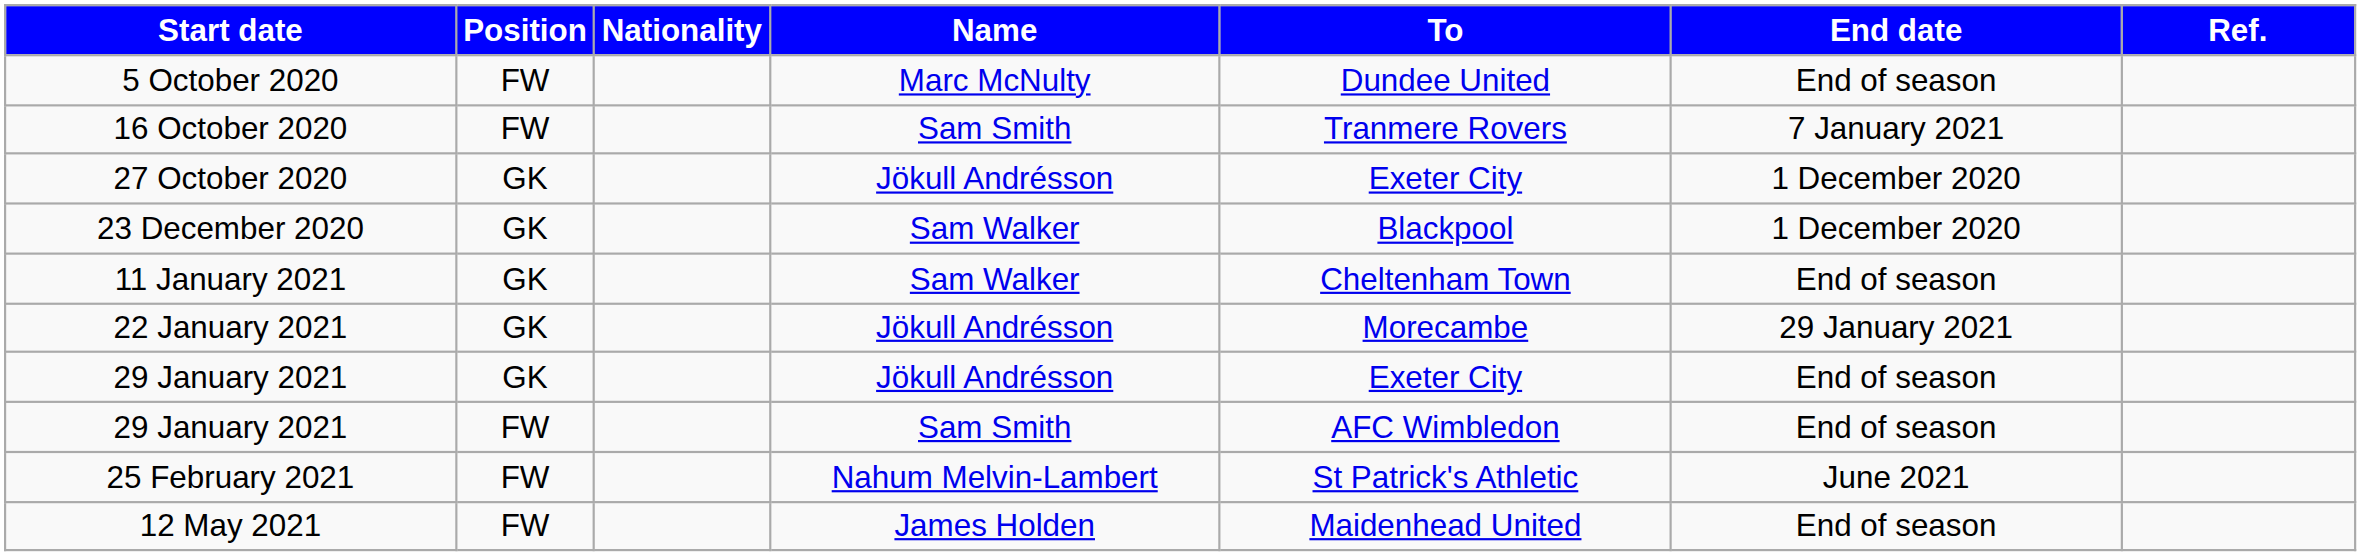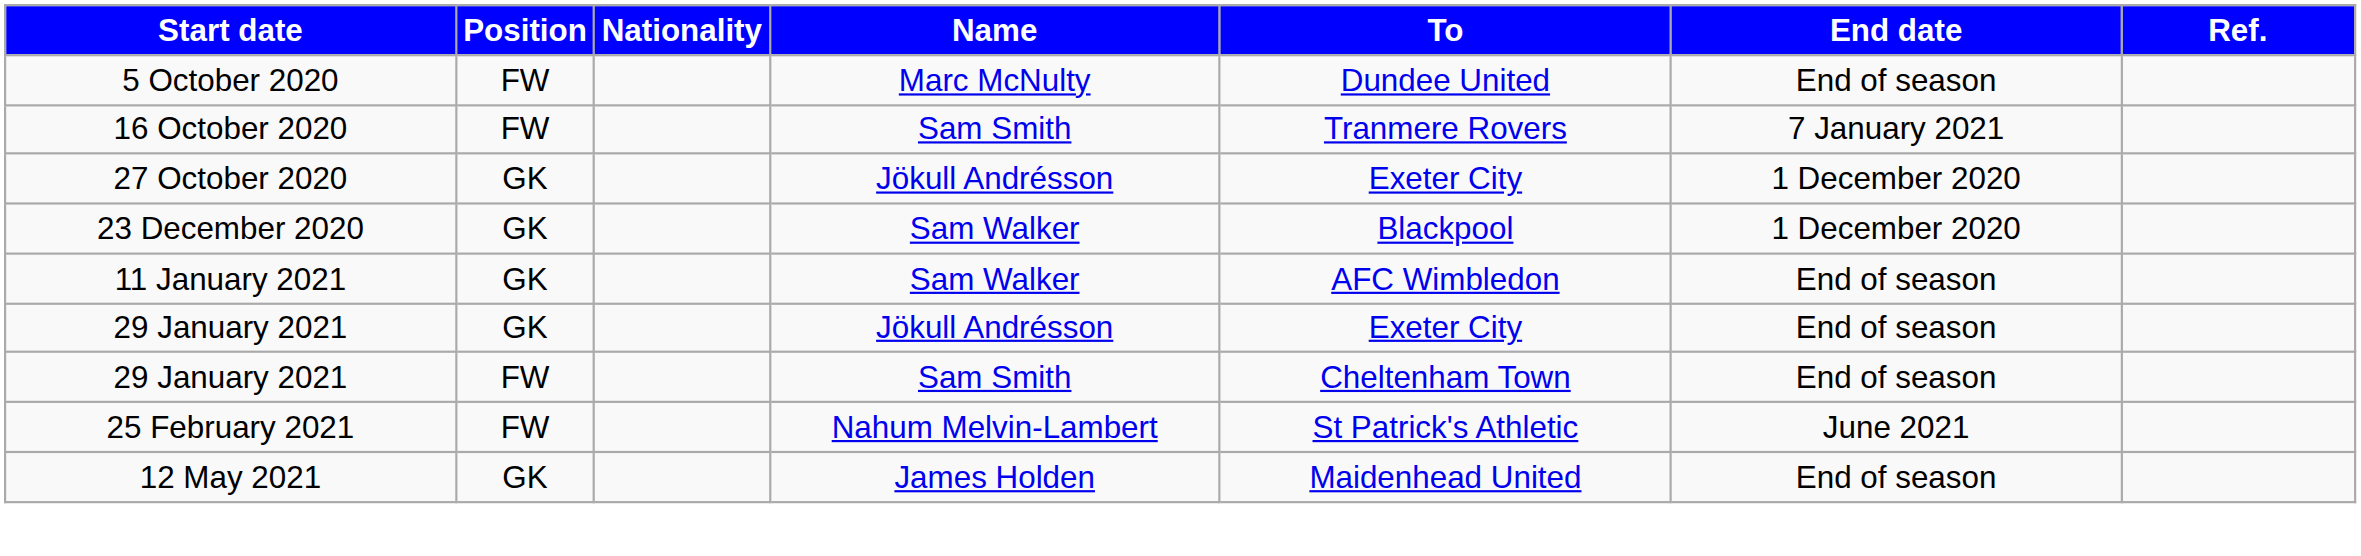(1445, 278) Cheltenham Town -> (1445, 278) AFC Wimbledon
- row: (230, 328)
(1445, 427) AFC Wimbledon -> (1445, 377) Cheltenham Town
(525, 526) FW -> (525, 477) GK
